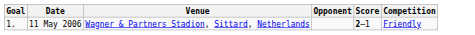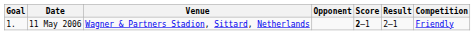+ column: (397, 11)
